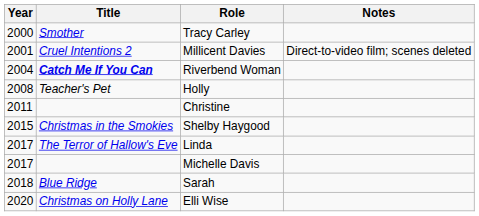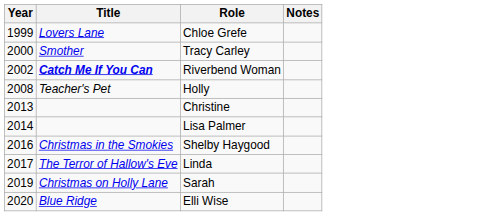+ row: (215, 32)
- row: (224, 51)
(20, 70) 2004 -> (20, 70) 2002
(20, 107) 2011 -> (20, 107) 2013
+ row: (214, 126)
(20, 126) 2015 -> (20, 145) 2016
- row: (221, 164)
(20, 182) 2018 -> (20, 182) 2019
(68, 182) Blue Ridge -> (103, 182) Christmas on Holly Lane
(103, 201) Christmas on Holly Lane -> (68, 201) Blue Ridge
